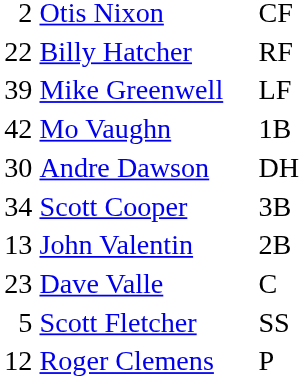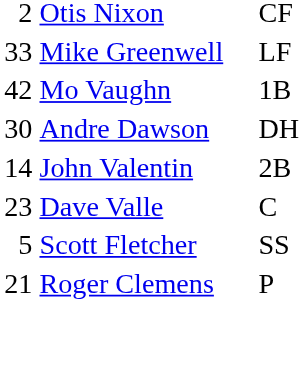- row: (116, 51)
(18, 90) 39 -> (18, 51) 33
- row: (113, 206)
(18, 245) 13 -> (18, 167) 14
(18, 361) 12 -> (18, 283) 21
